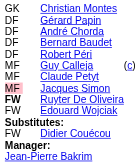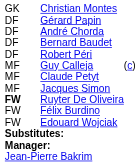(12, 88) pink background -> (12, 88) no background
+ row: (70, 111)
- row: (76, 134)
